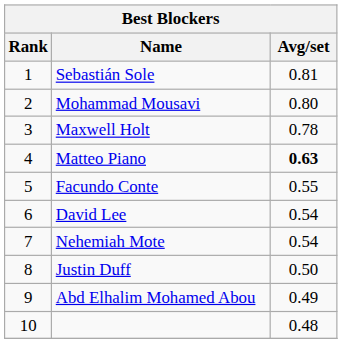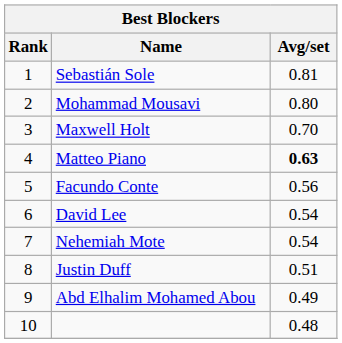(304, 130) 0.78 -> (304, 130) 0.70
(304, 185) 0.55 -> (304, 185) 0.56
(304, 269) 0.50 -> (304, 269) 0.51
